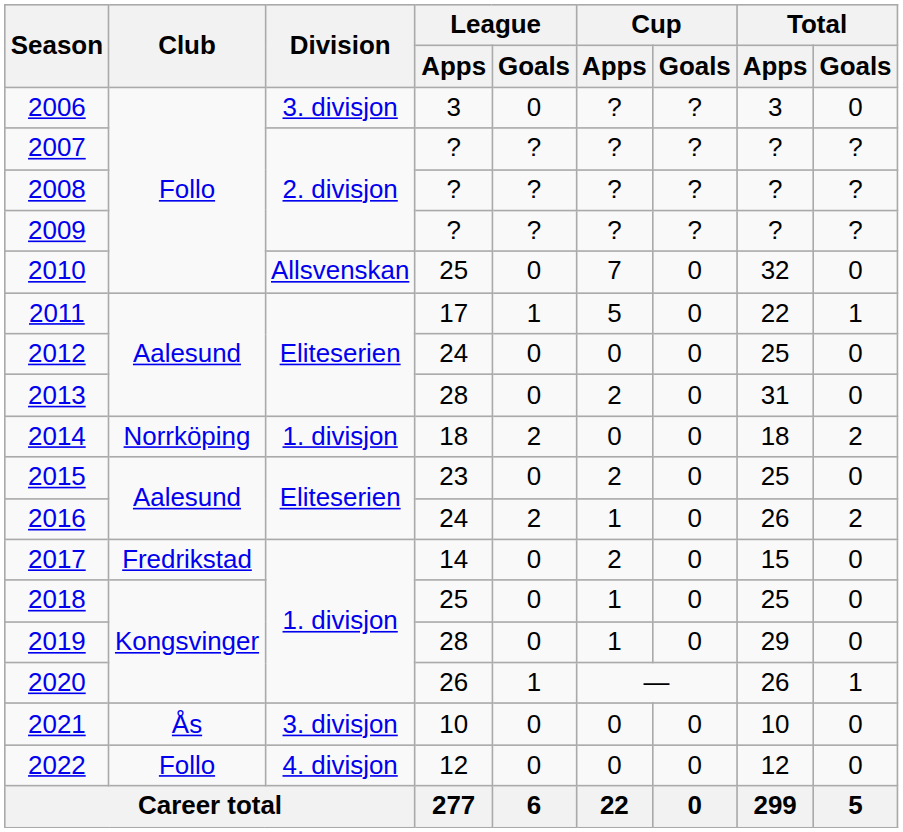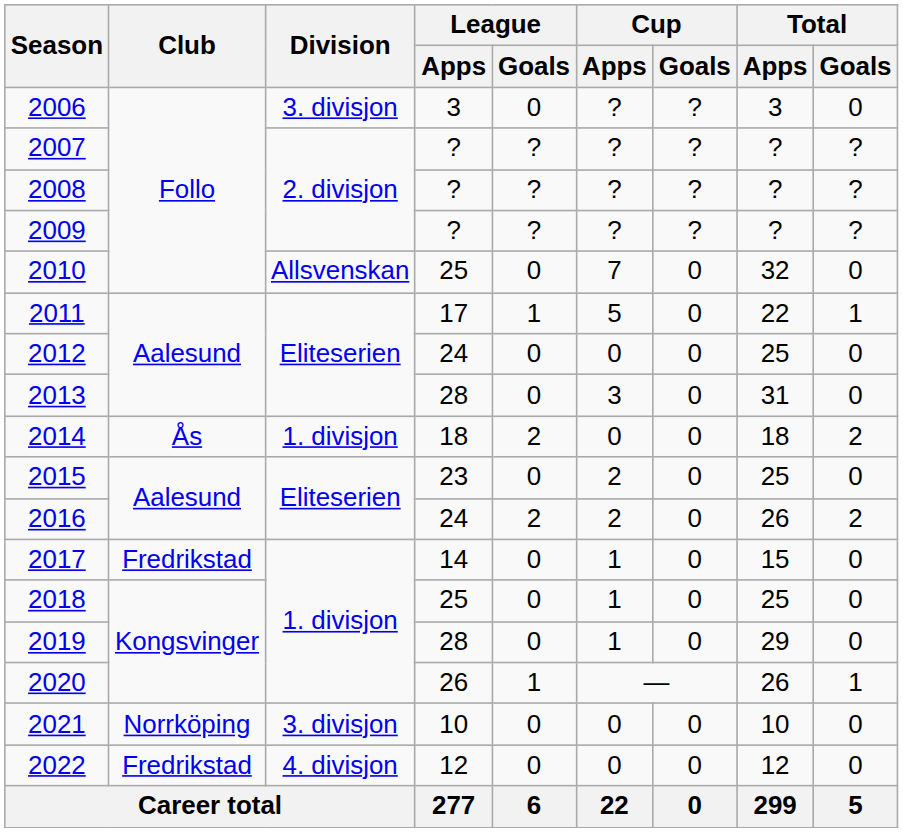(614, 395) 2 -> (614, 395) 3
(187, 436) Norrköping -> (187, 436) Ås
(614, 518) 1 -> (614, 518) 2
(614, 559) 2 -> (614, 559) 1
(187, 723) Ås -> (187, 723) Norrköping
(187, 764) Follo -> (187, 764) Fredrikstad
